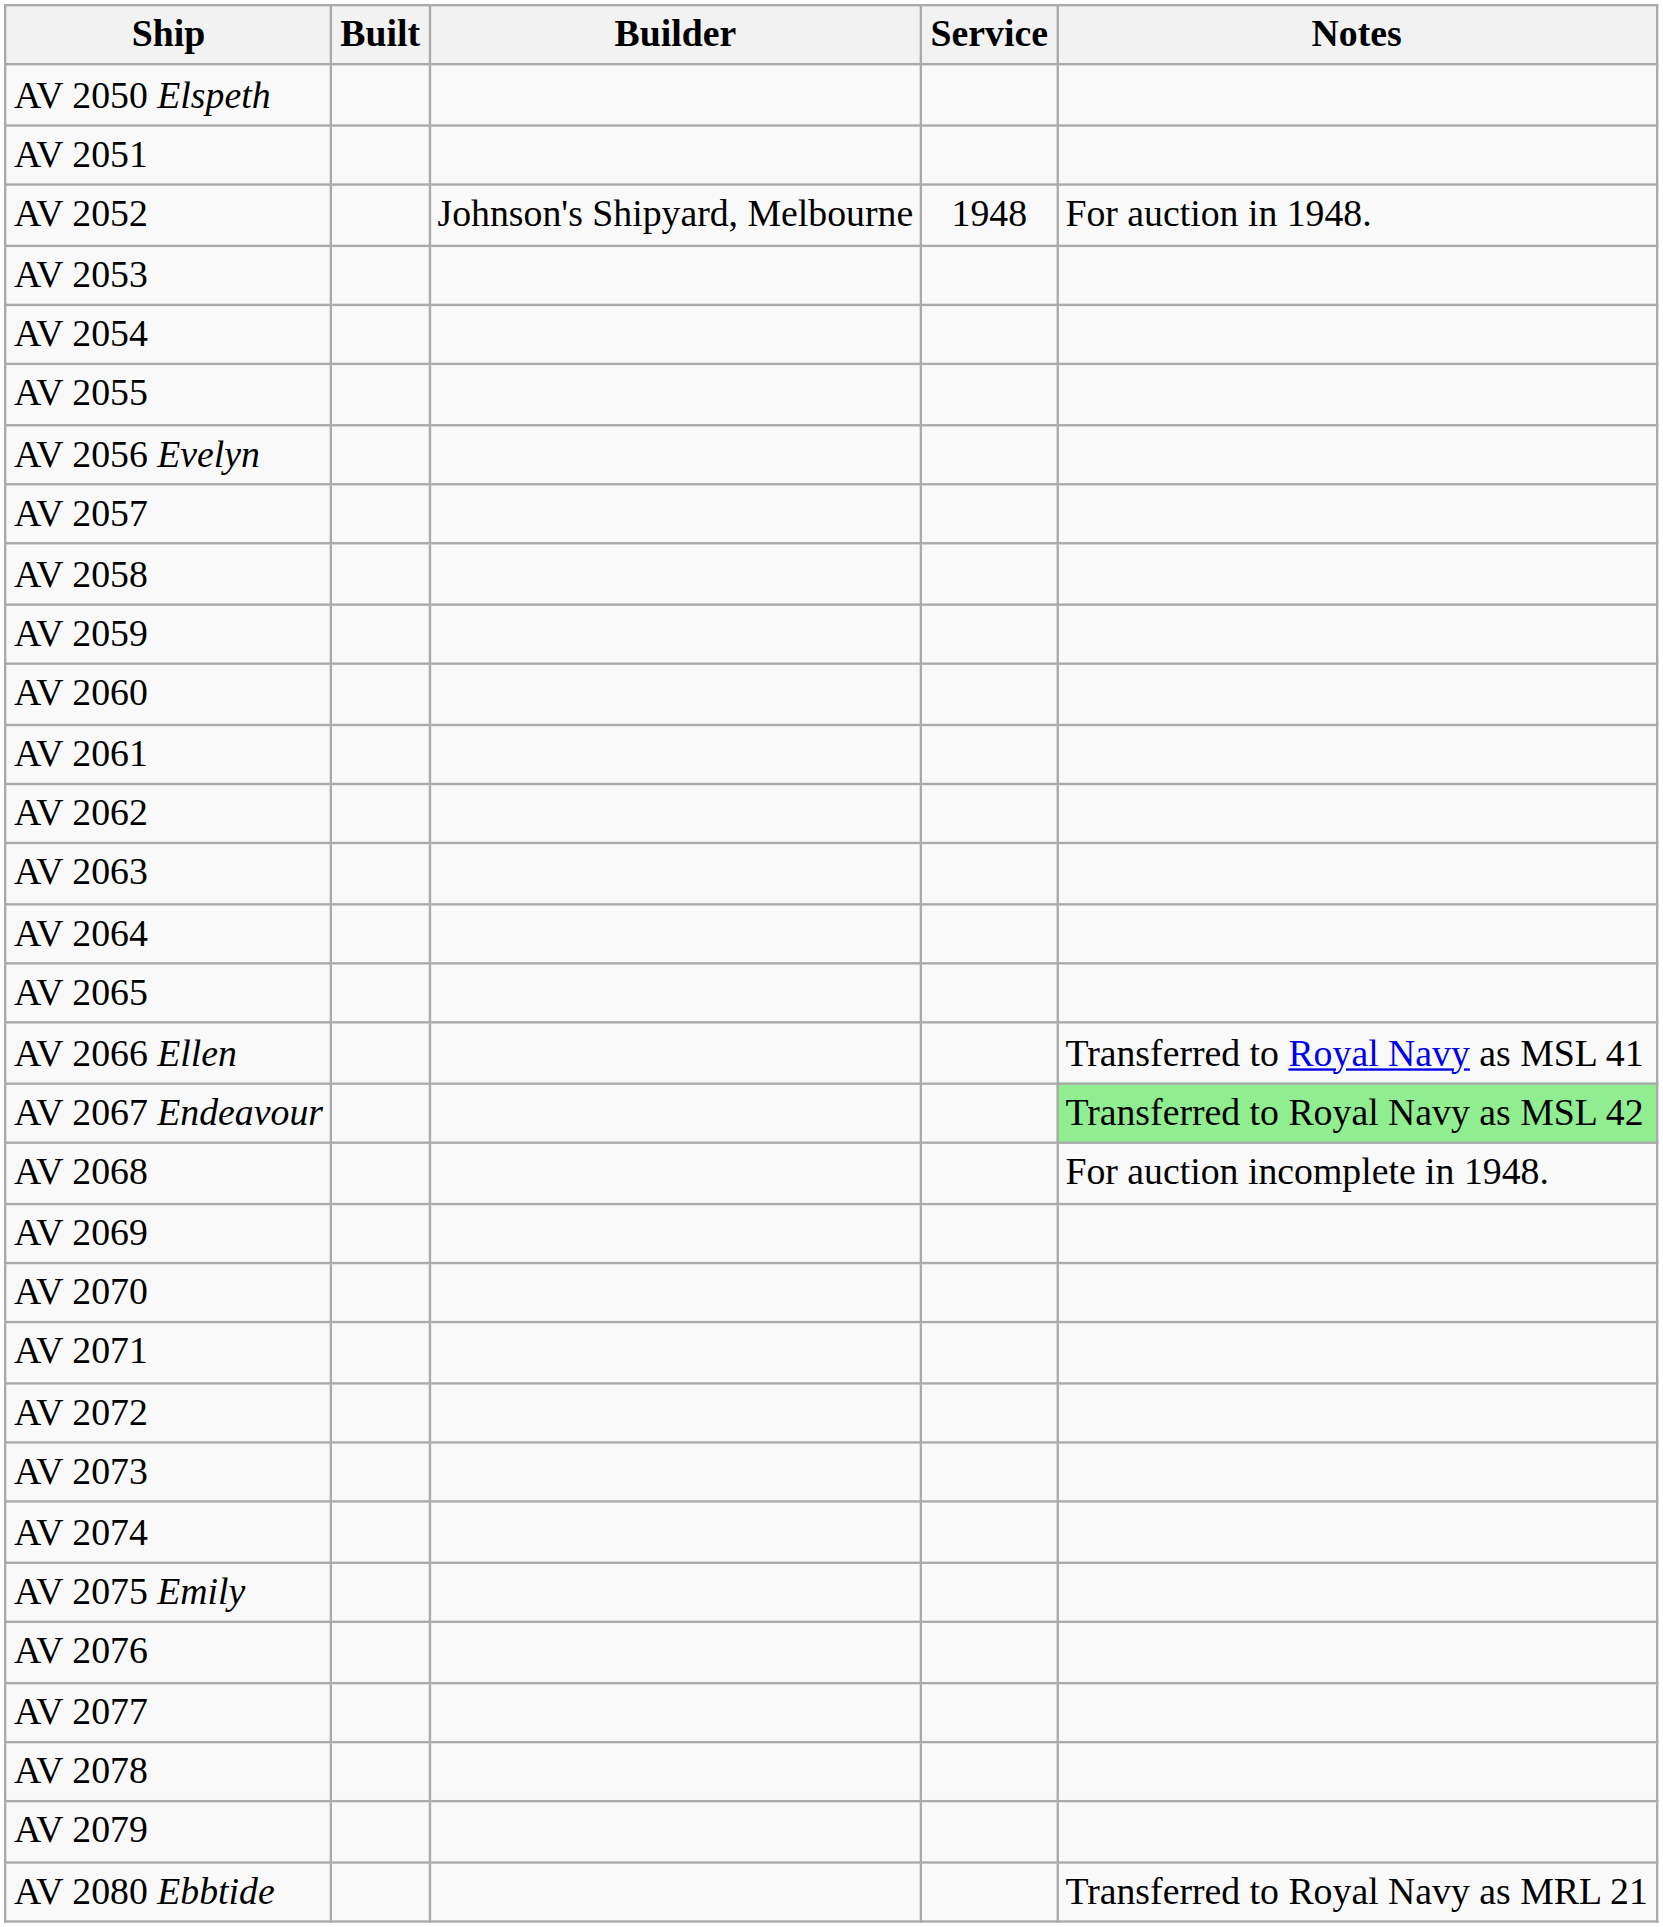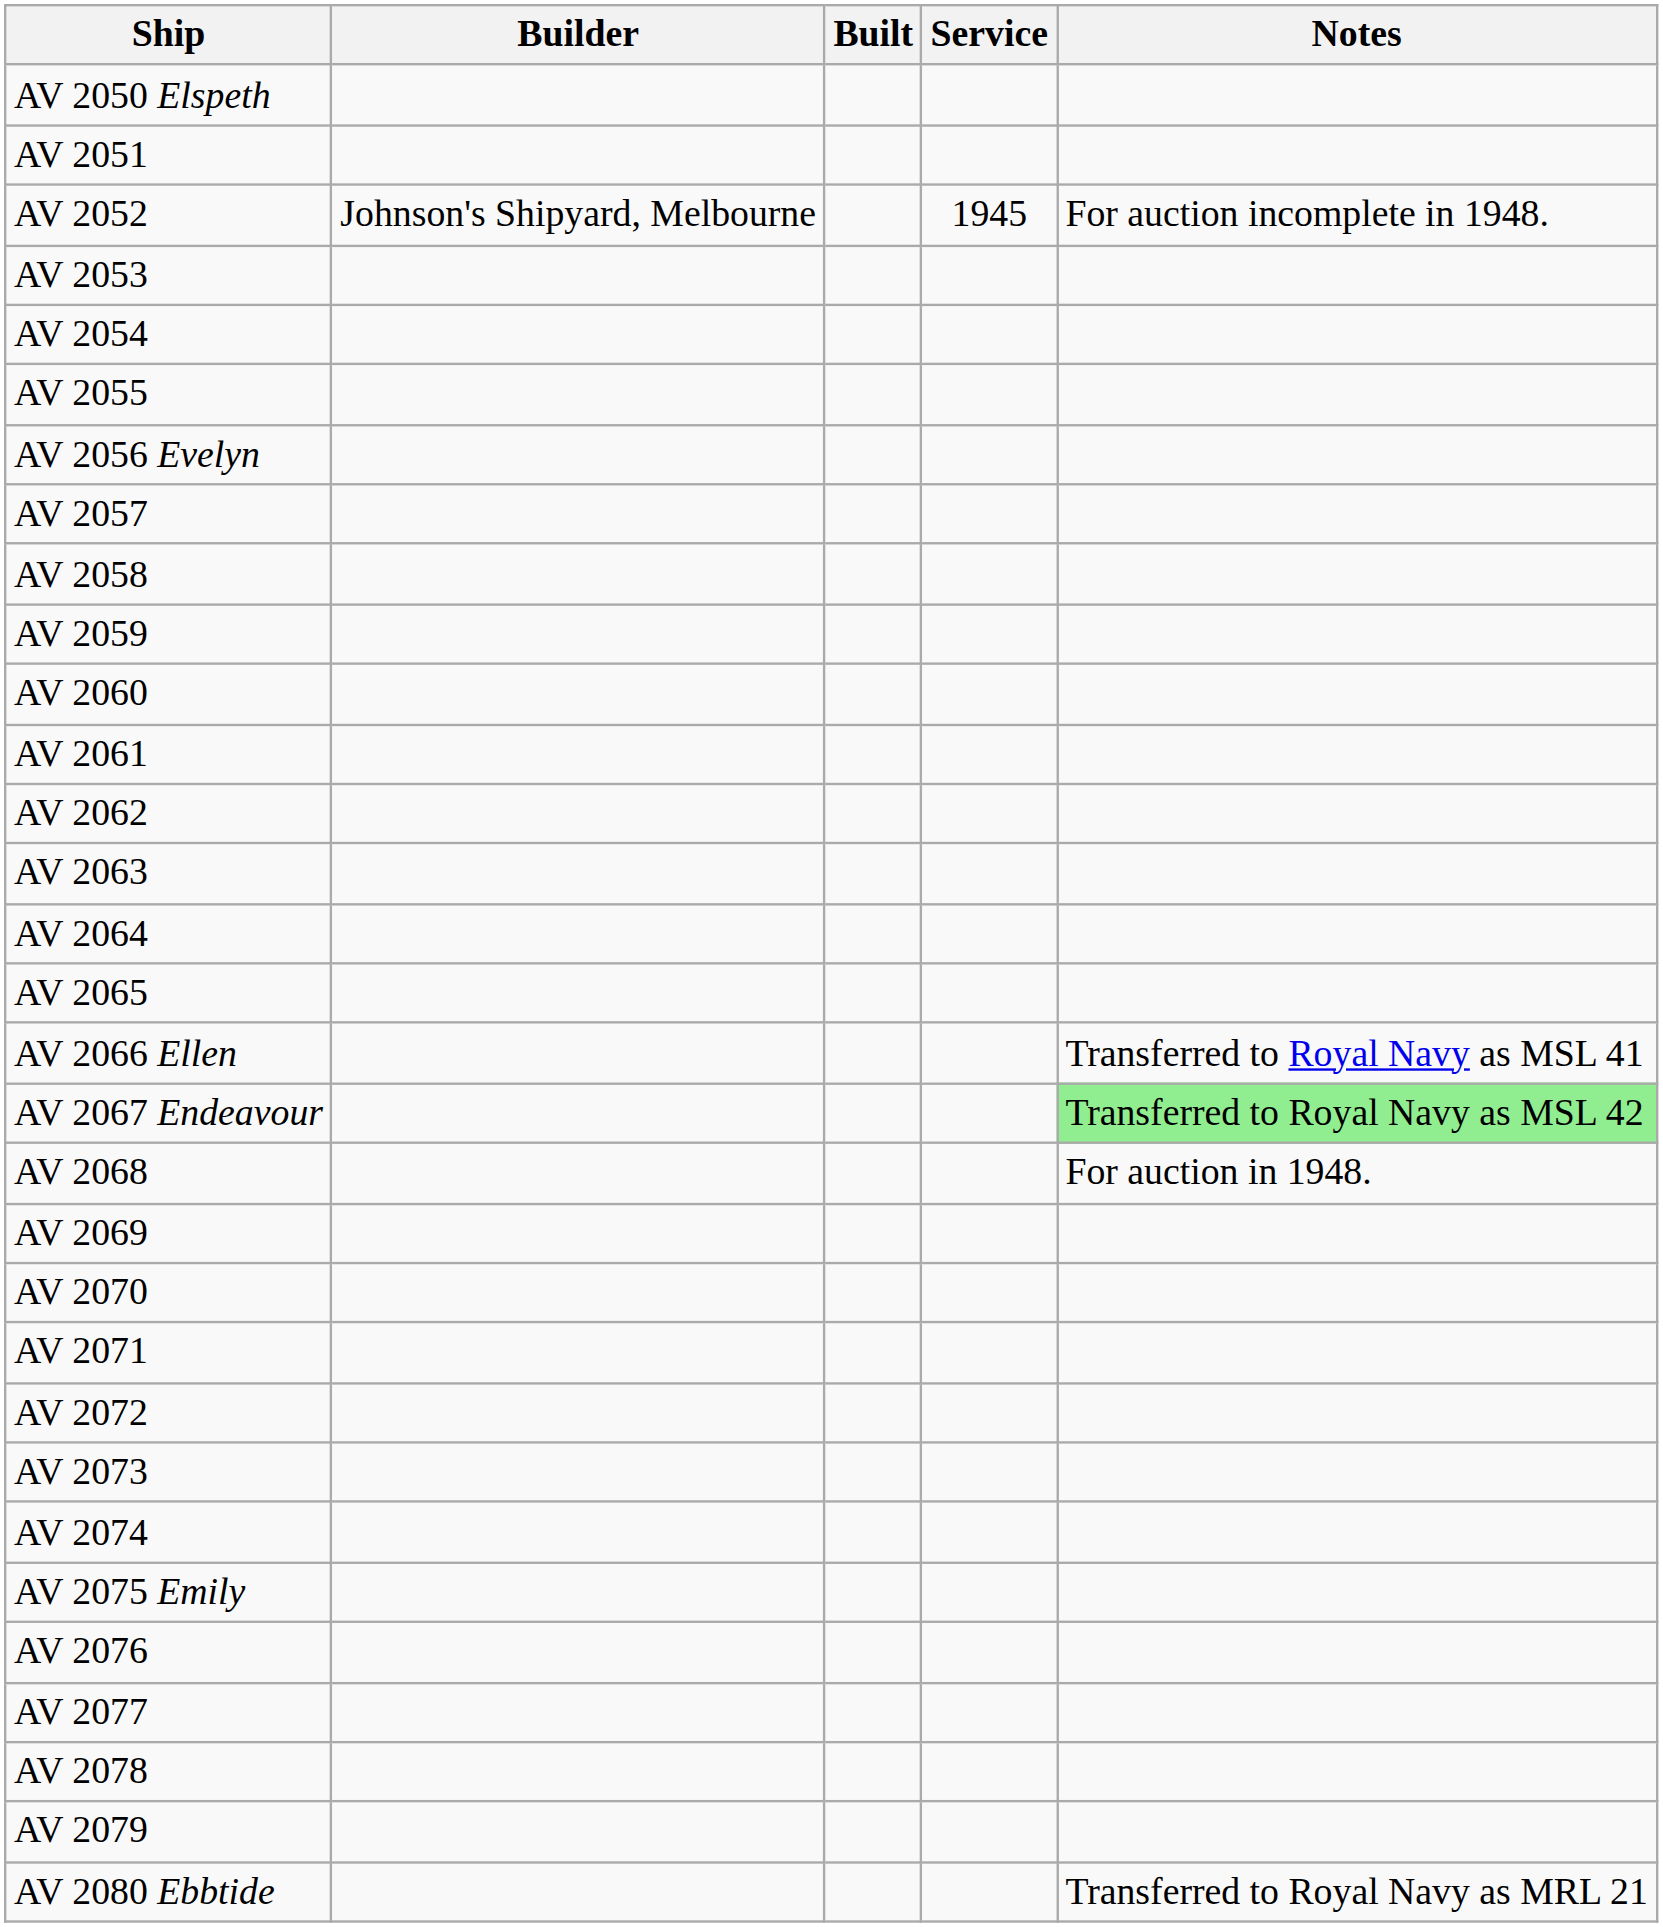columns swapped: (380, 34) <-> (675, 34)
(989, 214) 1948 -> (989, 214) 1945
(1219, 214) For auction in 1948. -> (1307, 214) For auction incomplete in 1948.
(1307, 1172) For auction incomplete in 1948. -> (1219, 1172) For auction in 1948.
